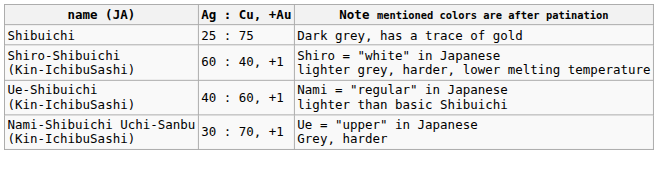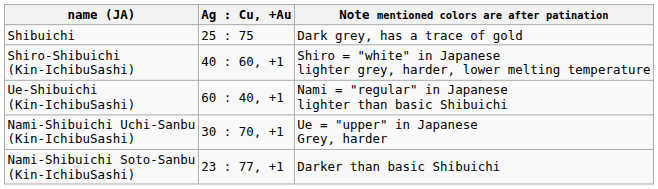(243, 63) 60 : 40, +1 -> (243, 63) 40 : 60, +1
(243, 97) 40 : 60, +1 -> (243, 97) 60 : 40, +1
+ row: (101, 167)
